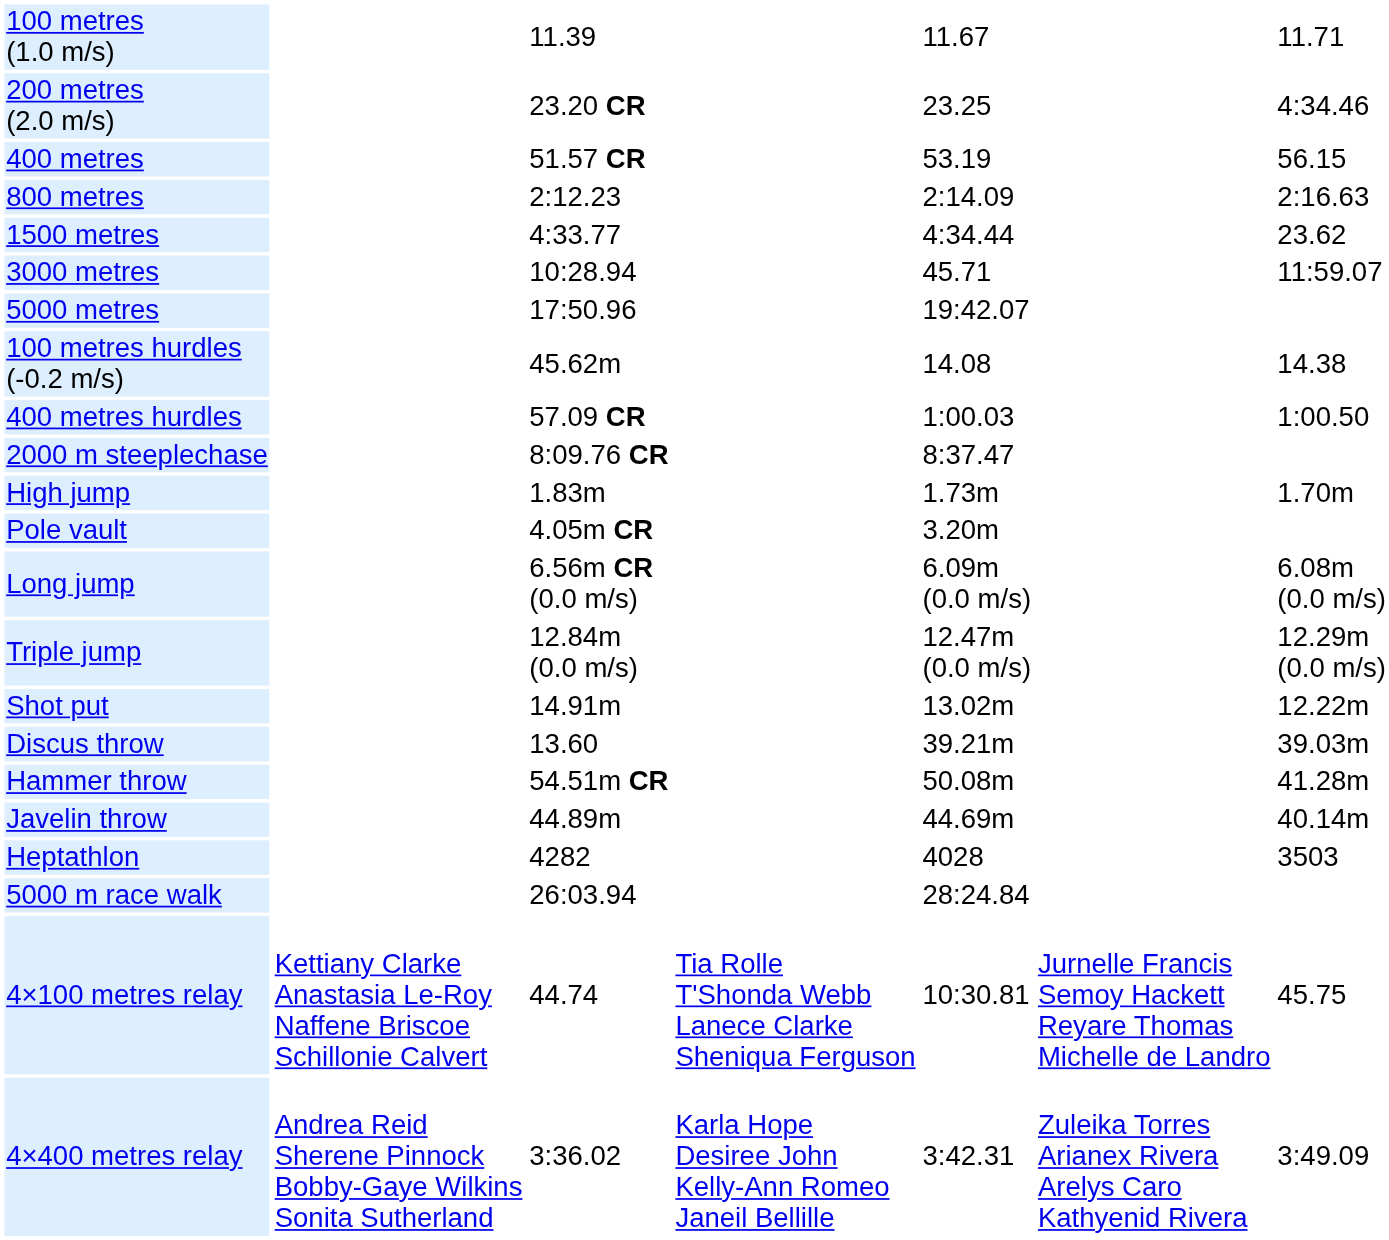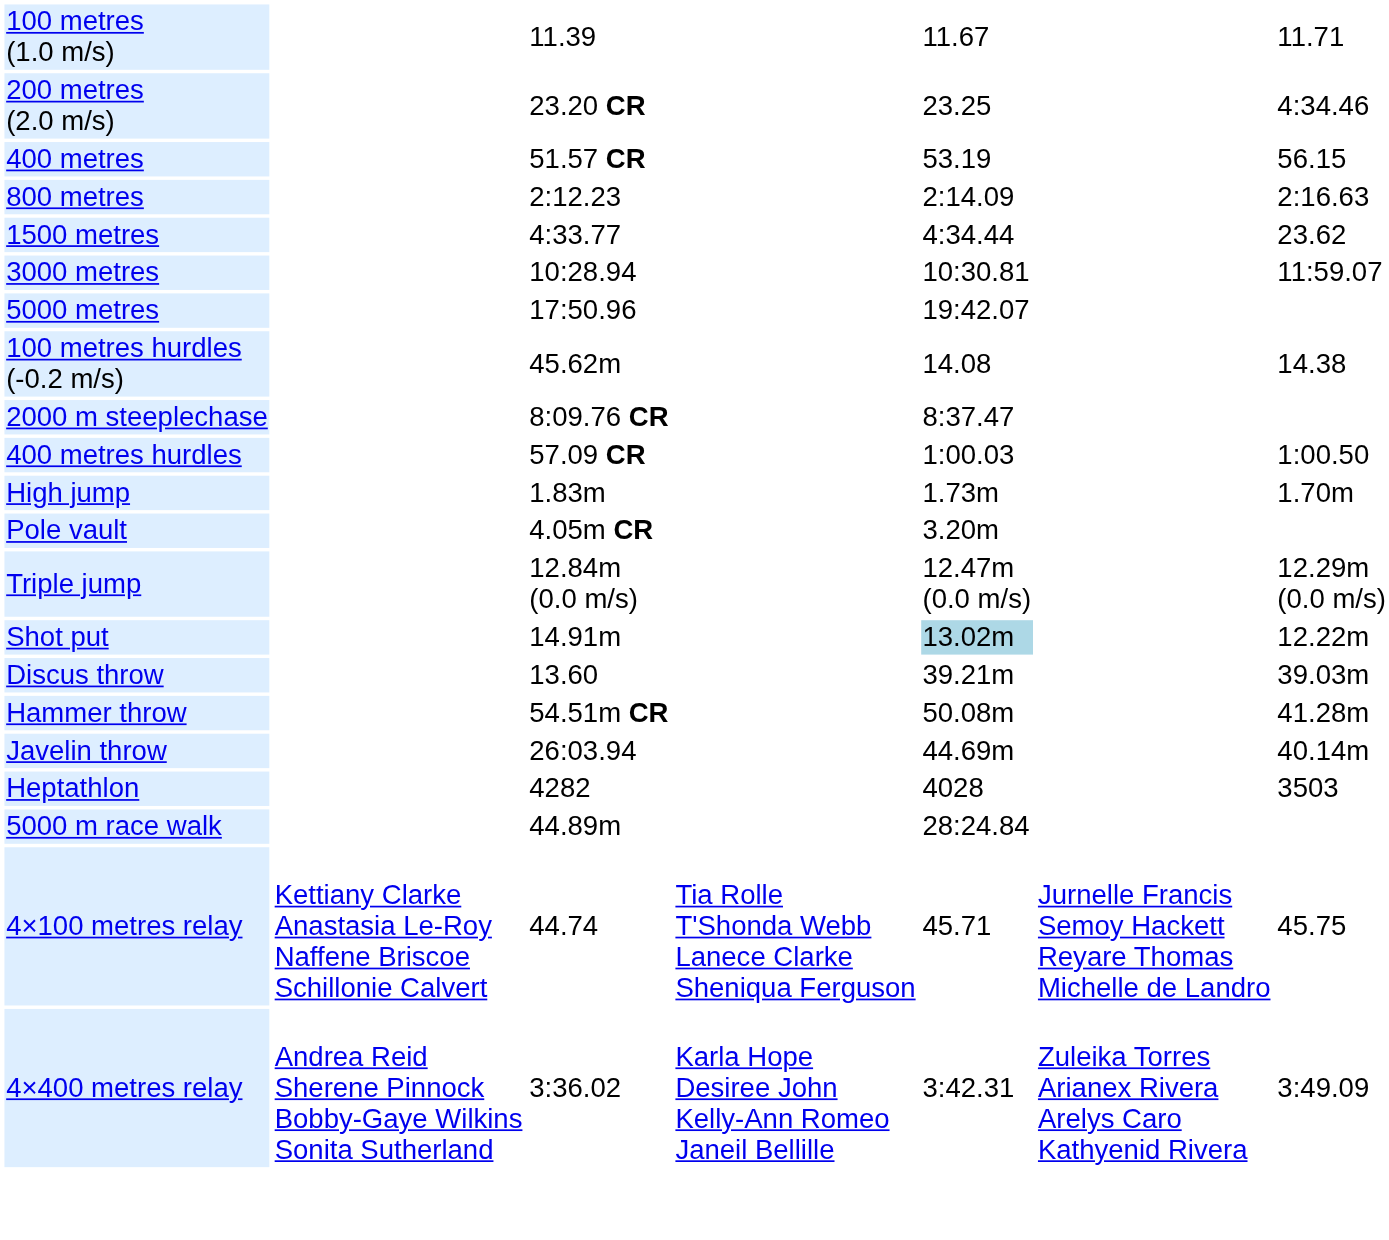(957, 272) 45.71 -> (976, 272) 10:30.81
rows swapped: (124, 416) <-> (137, 454)
- row: (70, 583)
(968, 705) no background -> (968, 637) lightblue background
(575, 819) 44.89m -> (583, 750) 26:03.94
(583, 895) 26:03.94 -> (575, 826) 44.89m
(976, 994) 10:30.81 -> (957, 926) 45.71
